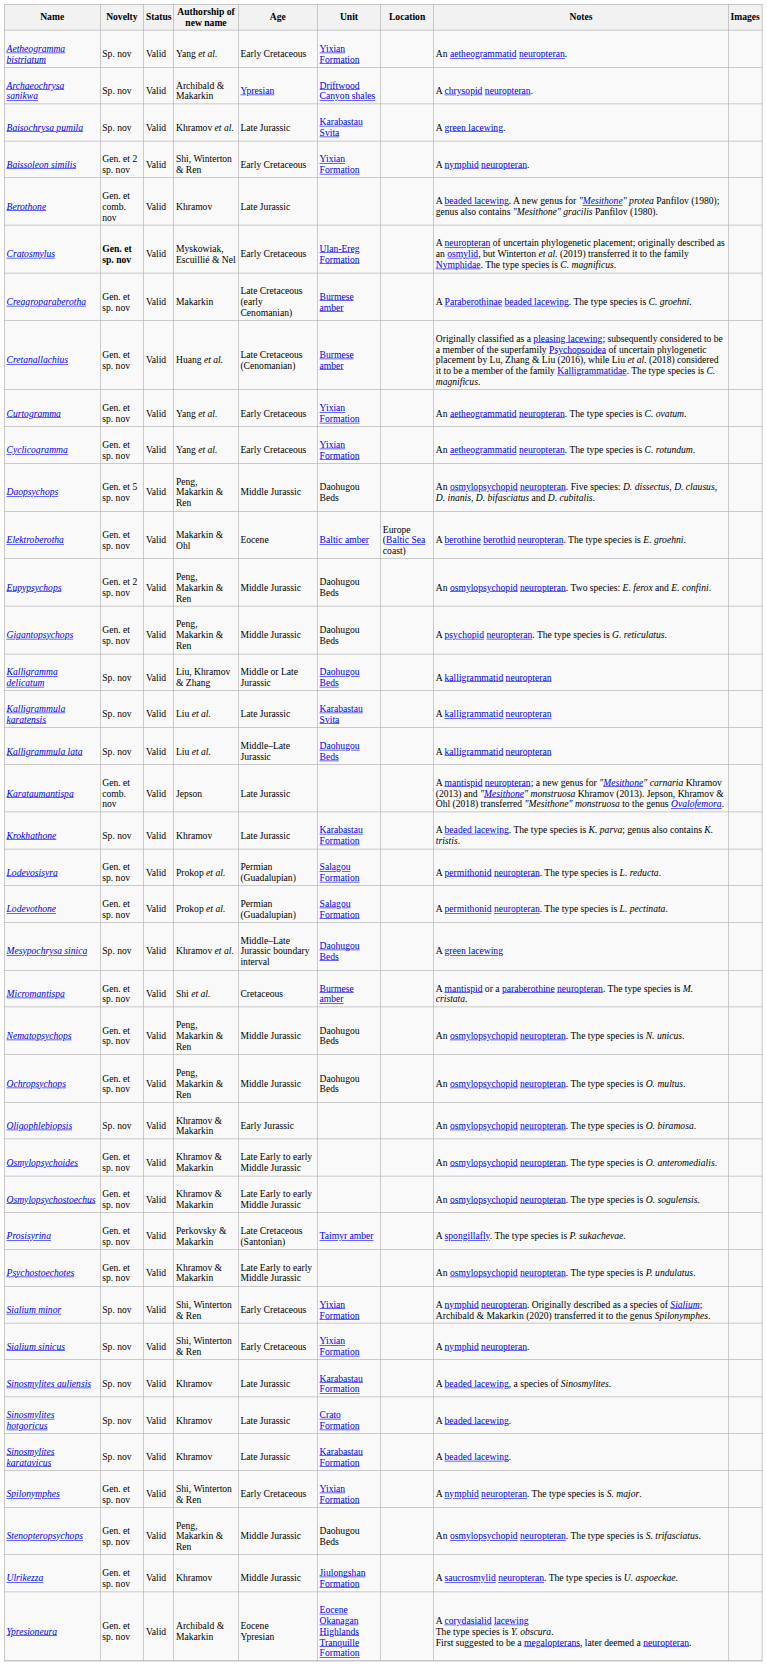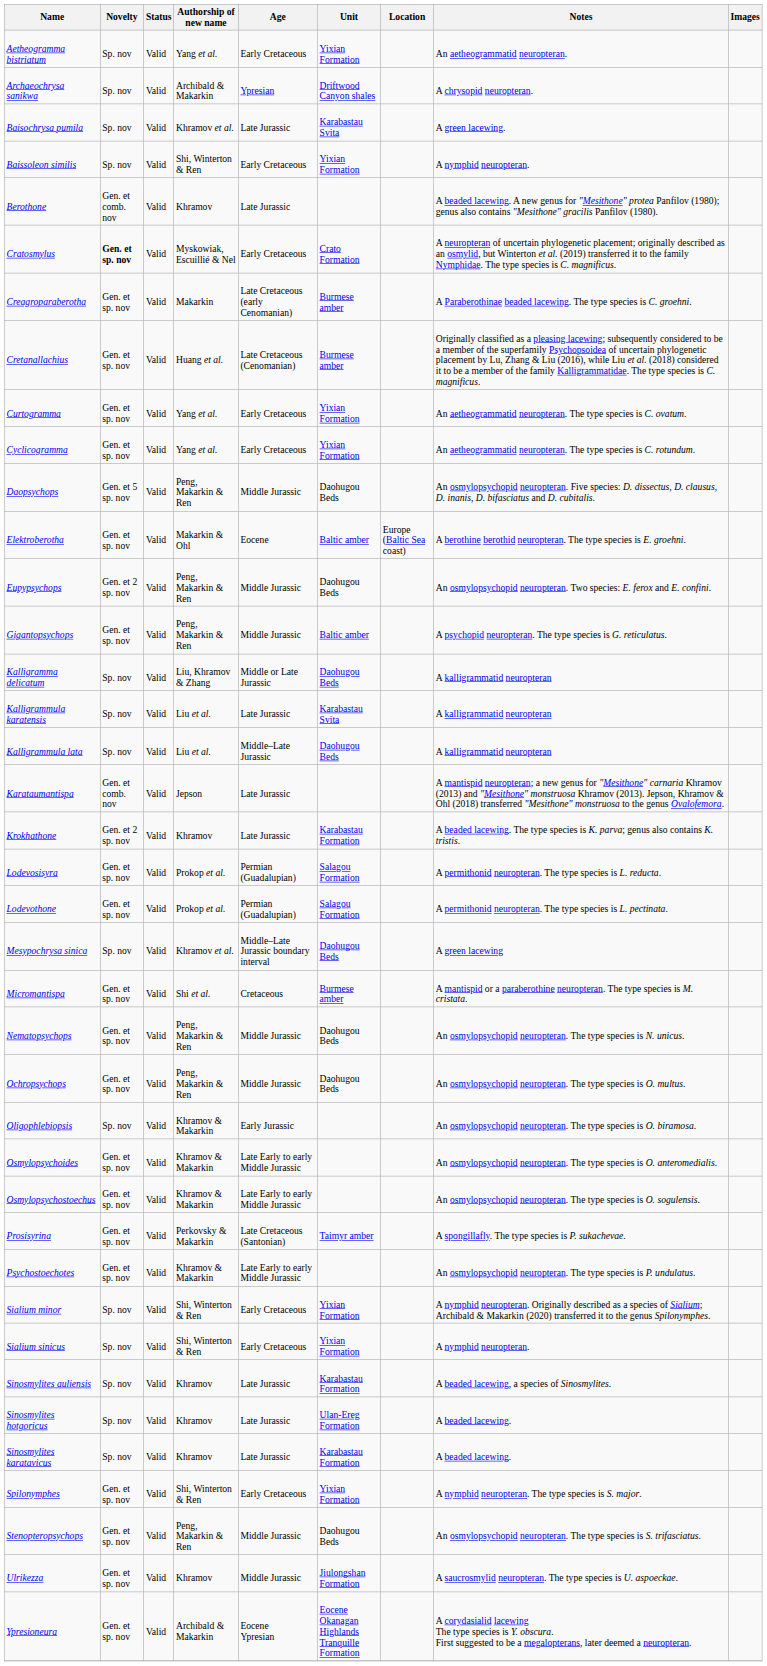(120, 164) Gen. et 2 sp. nov -> (117, 164) Sp. nov
(340, 254) Ulan-Ereg Formation -> (340, 254) Crato Formation
(340, 635) Daohugou Beds -> (344, 635) Baltic amber
(117, 835) Sp. nov -> (120, 835) Gen. et 2 sp. nov
(340, 1420) Crato Formation -> (340, 1420) Ulan-Ereg Formation
